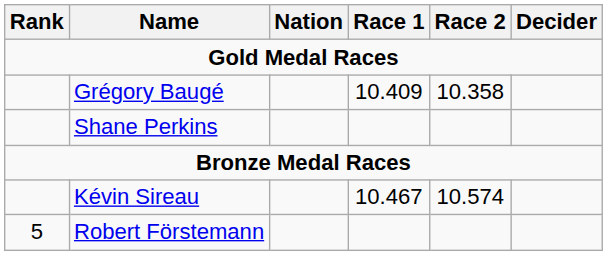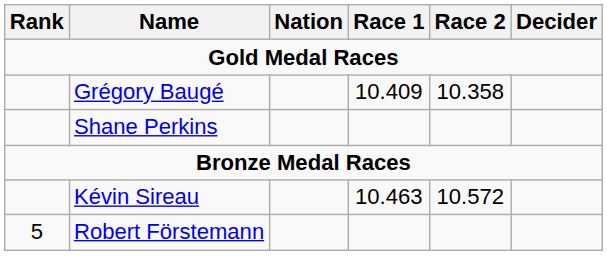(389, 197) 10.467 -> (389, 197) 10.463
(470, 197) 10.574 -> (470, 197) 10.572
